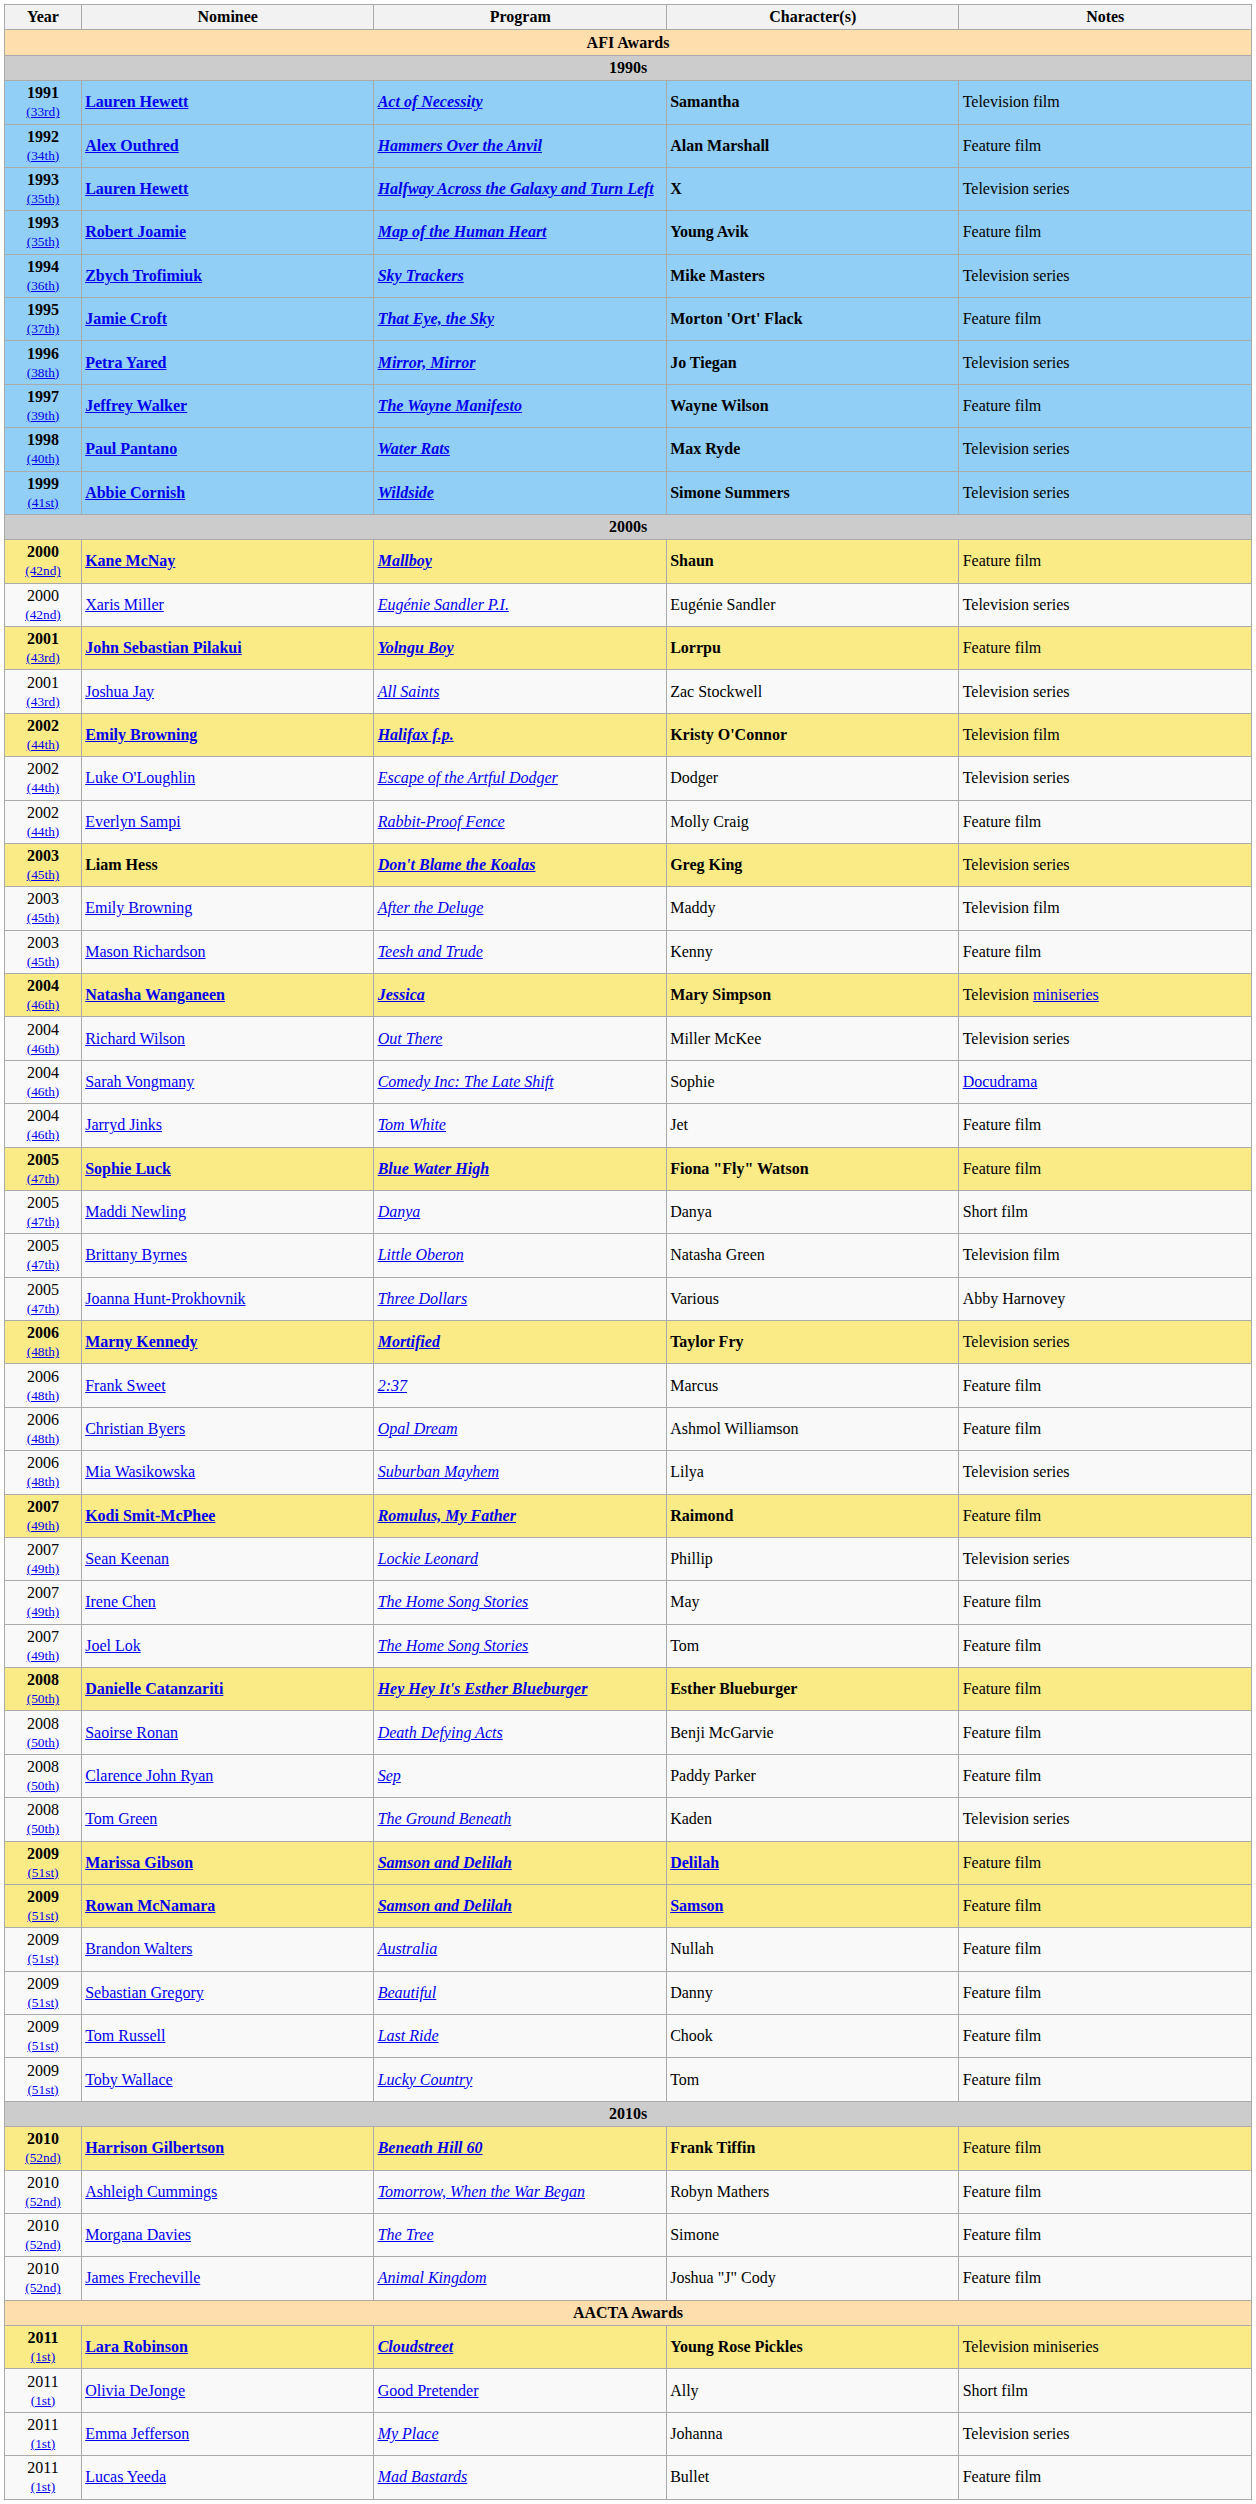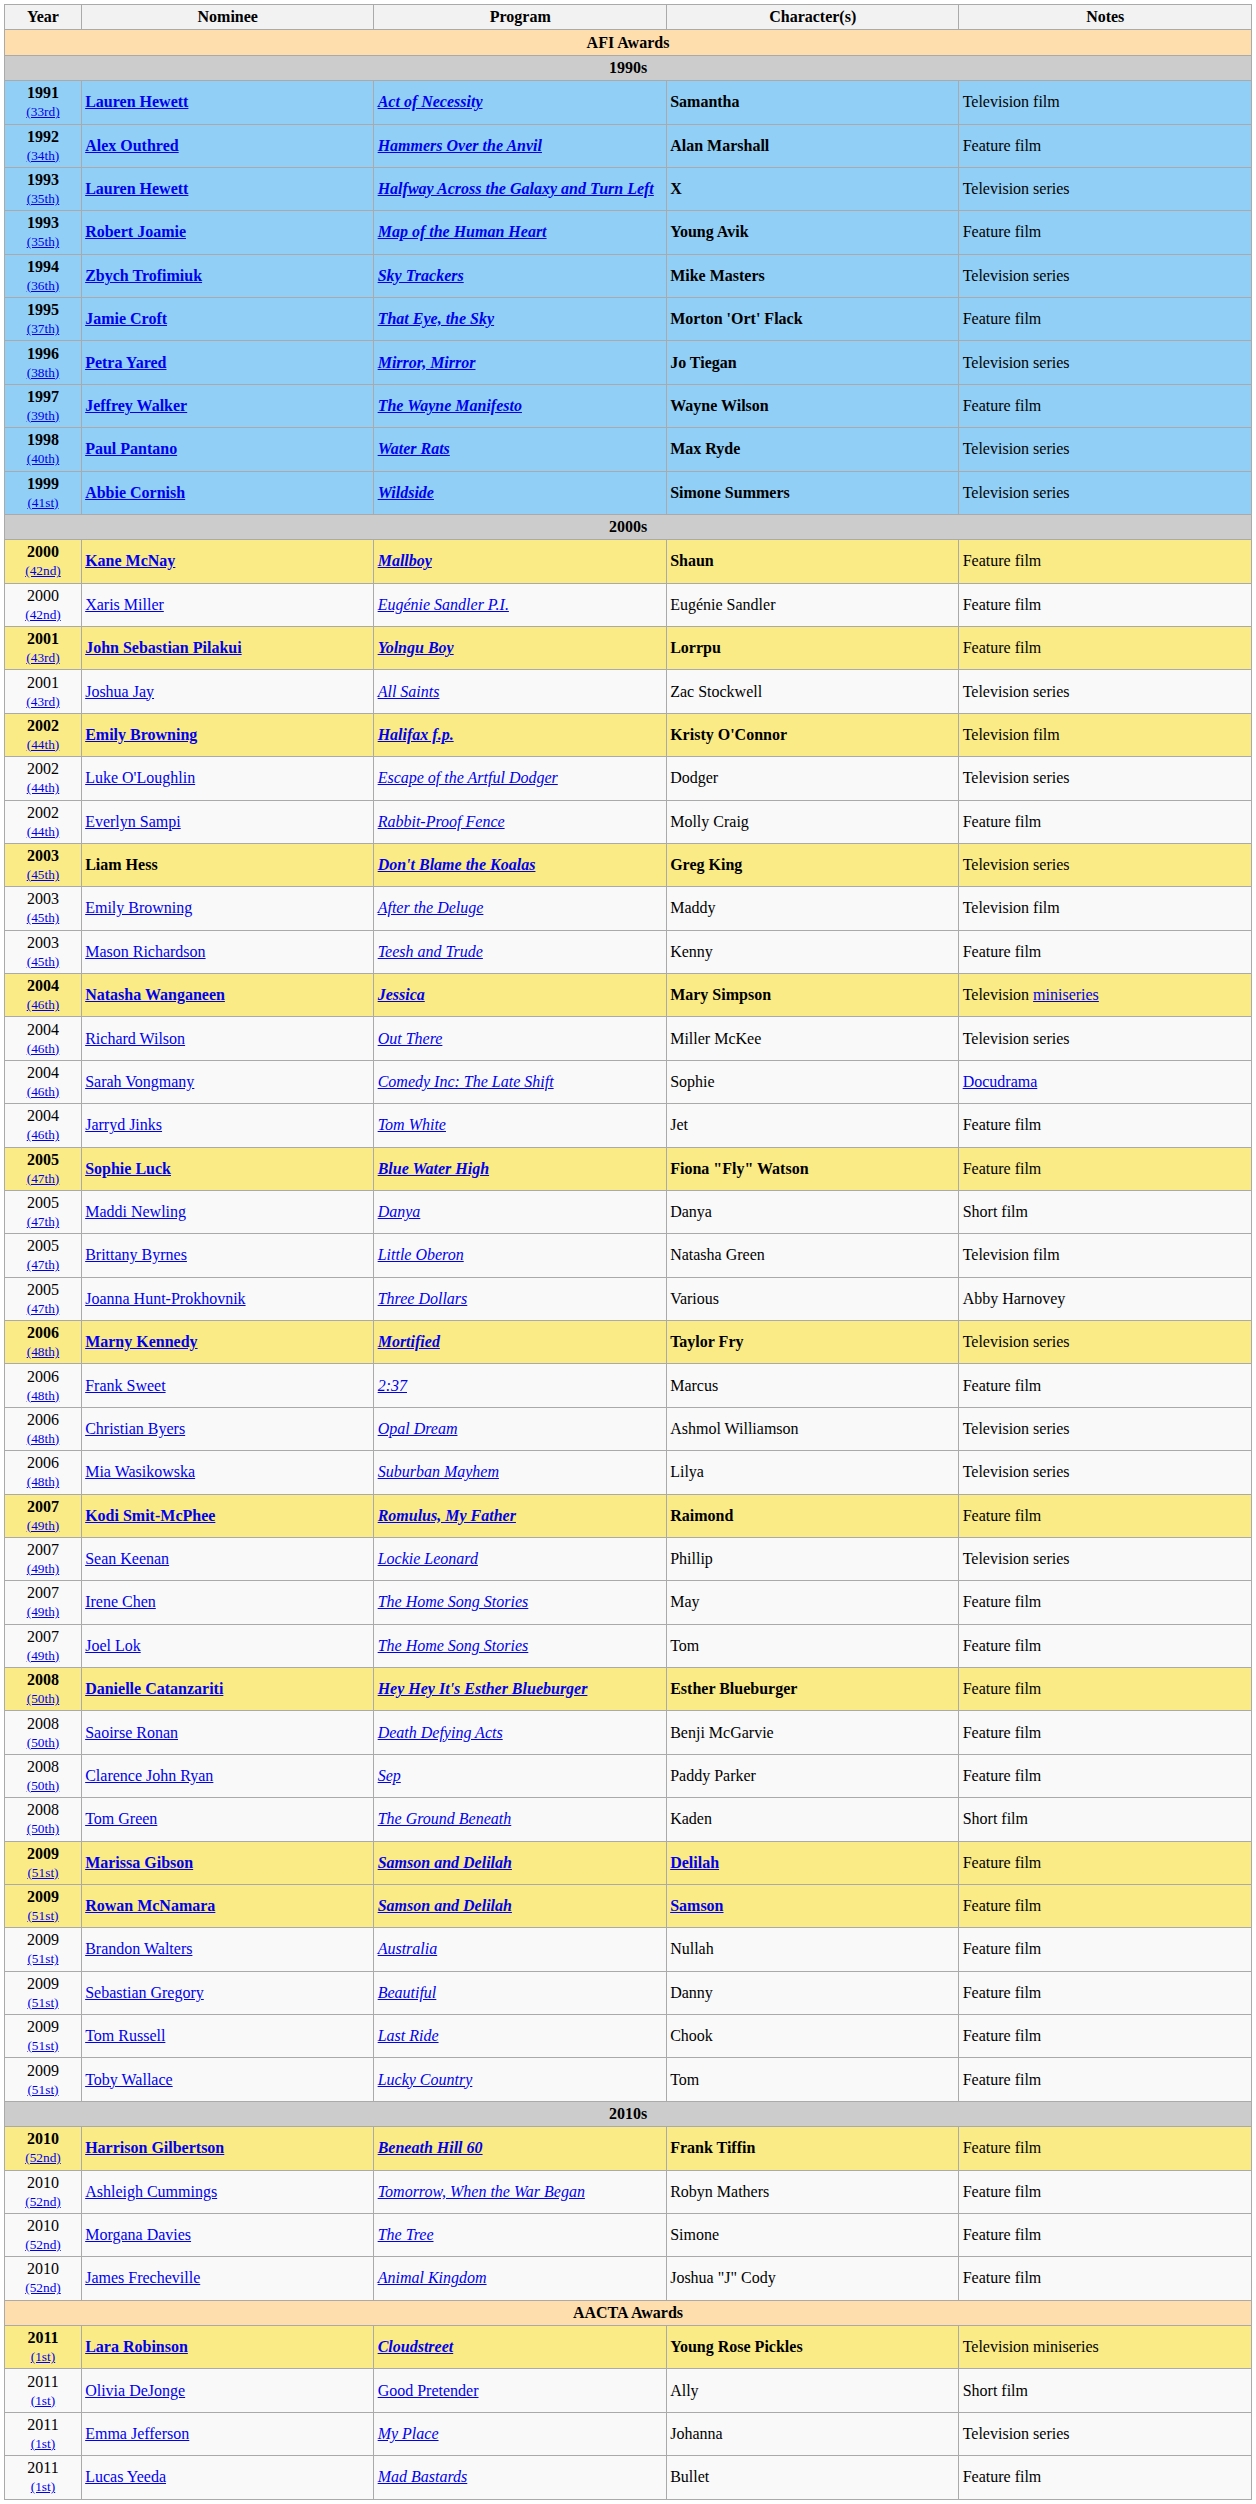(1016, 604) Television series -> (1002, 604) Feature film
(1002, 1428) Feature film -> (1016, 1428) Television series
(1016, 1819) Television series -> (995, 1819) Short film
